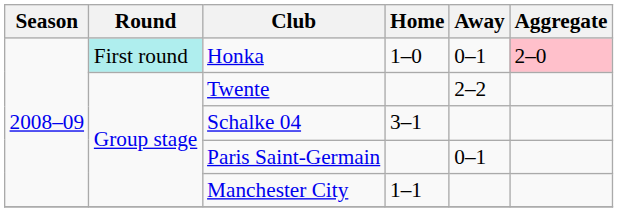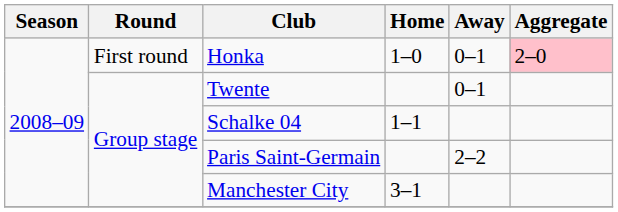(141, 55) paleturquoise background -> (141, 55) no background
(470, 88) 2–2 -> (470, 88) 0–1
(406, 122) 3–1 -> (406, 122) 1–1
(470, 156) 0–1 -> (470, 156) 2–2
(406, 190) 1–1 -> (406, 190) 3–1
